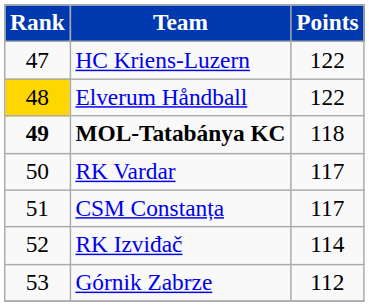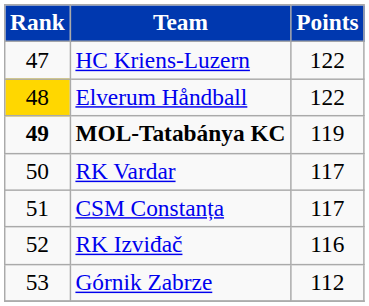(327, 134) 118 -> (327, 134) 119
(327, 245) 114 -> (327, 245) 116
